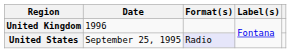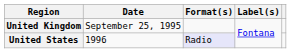(96, 26) 1996 -> (133, 26) September 25, 1995
(133, 40) September 25, 1995 -> (96, 40) 1996
